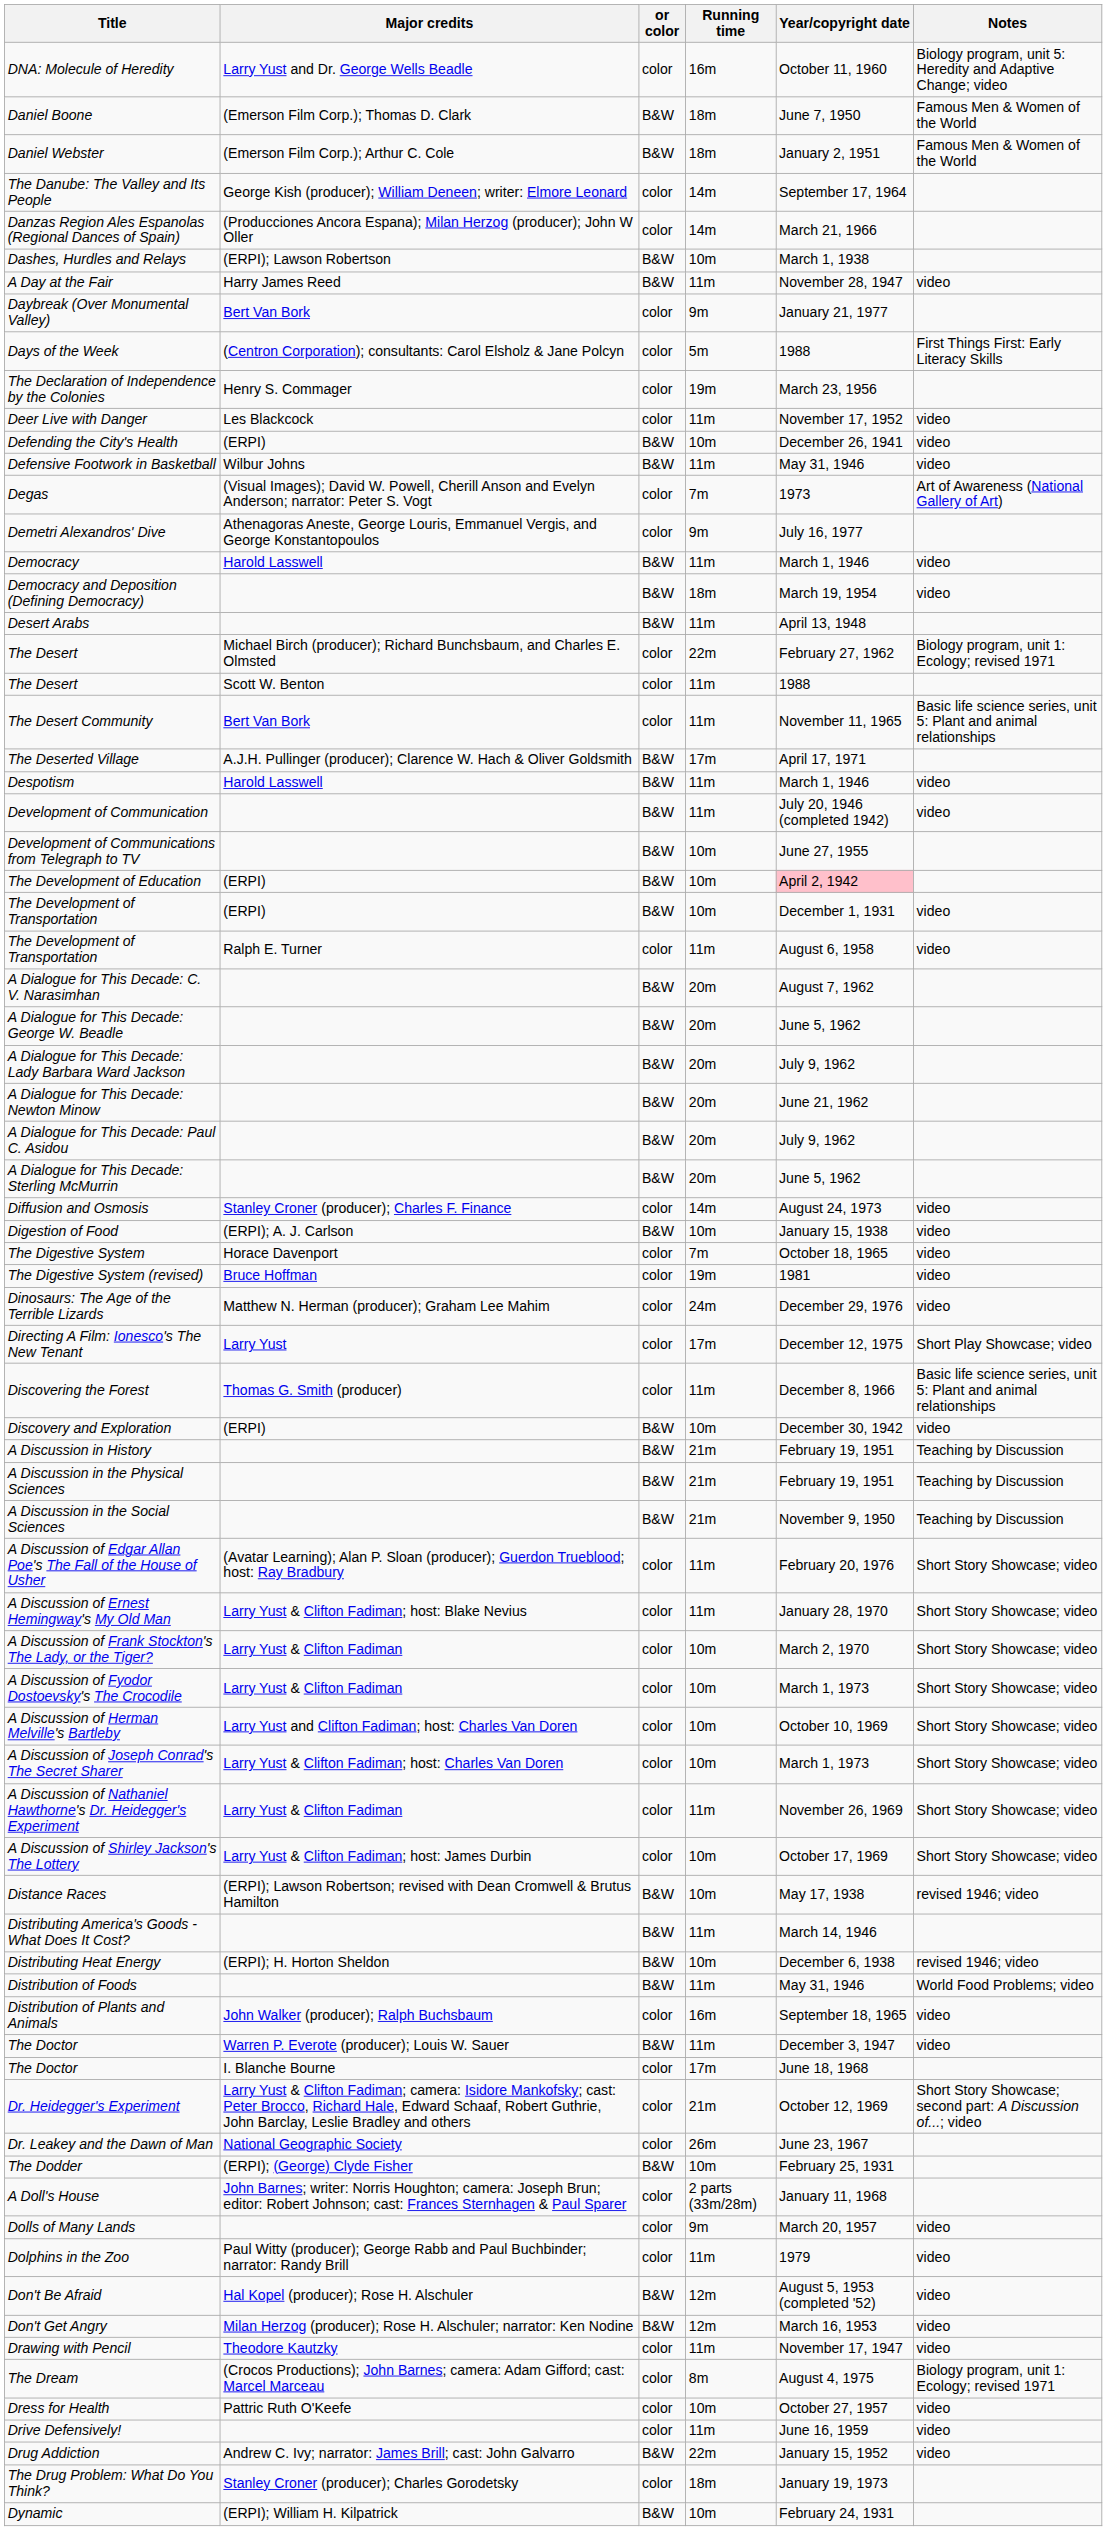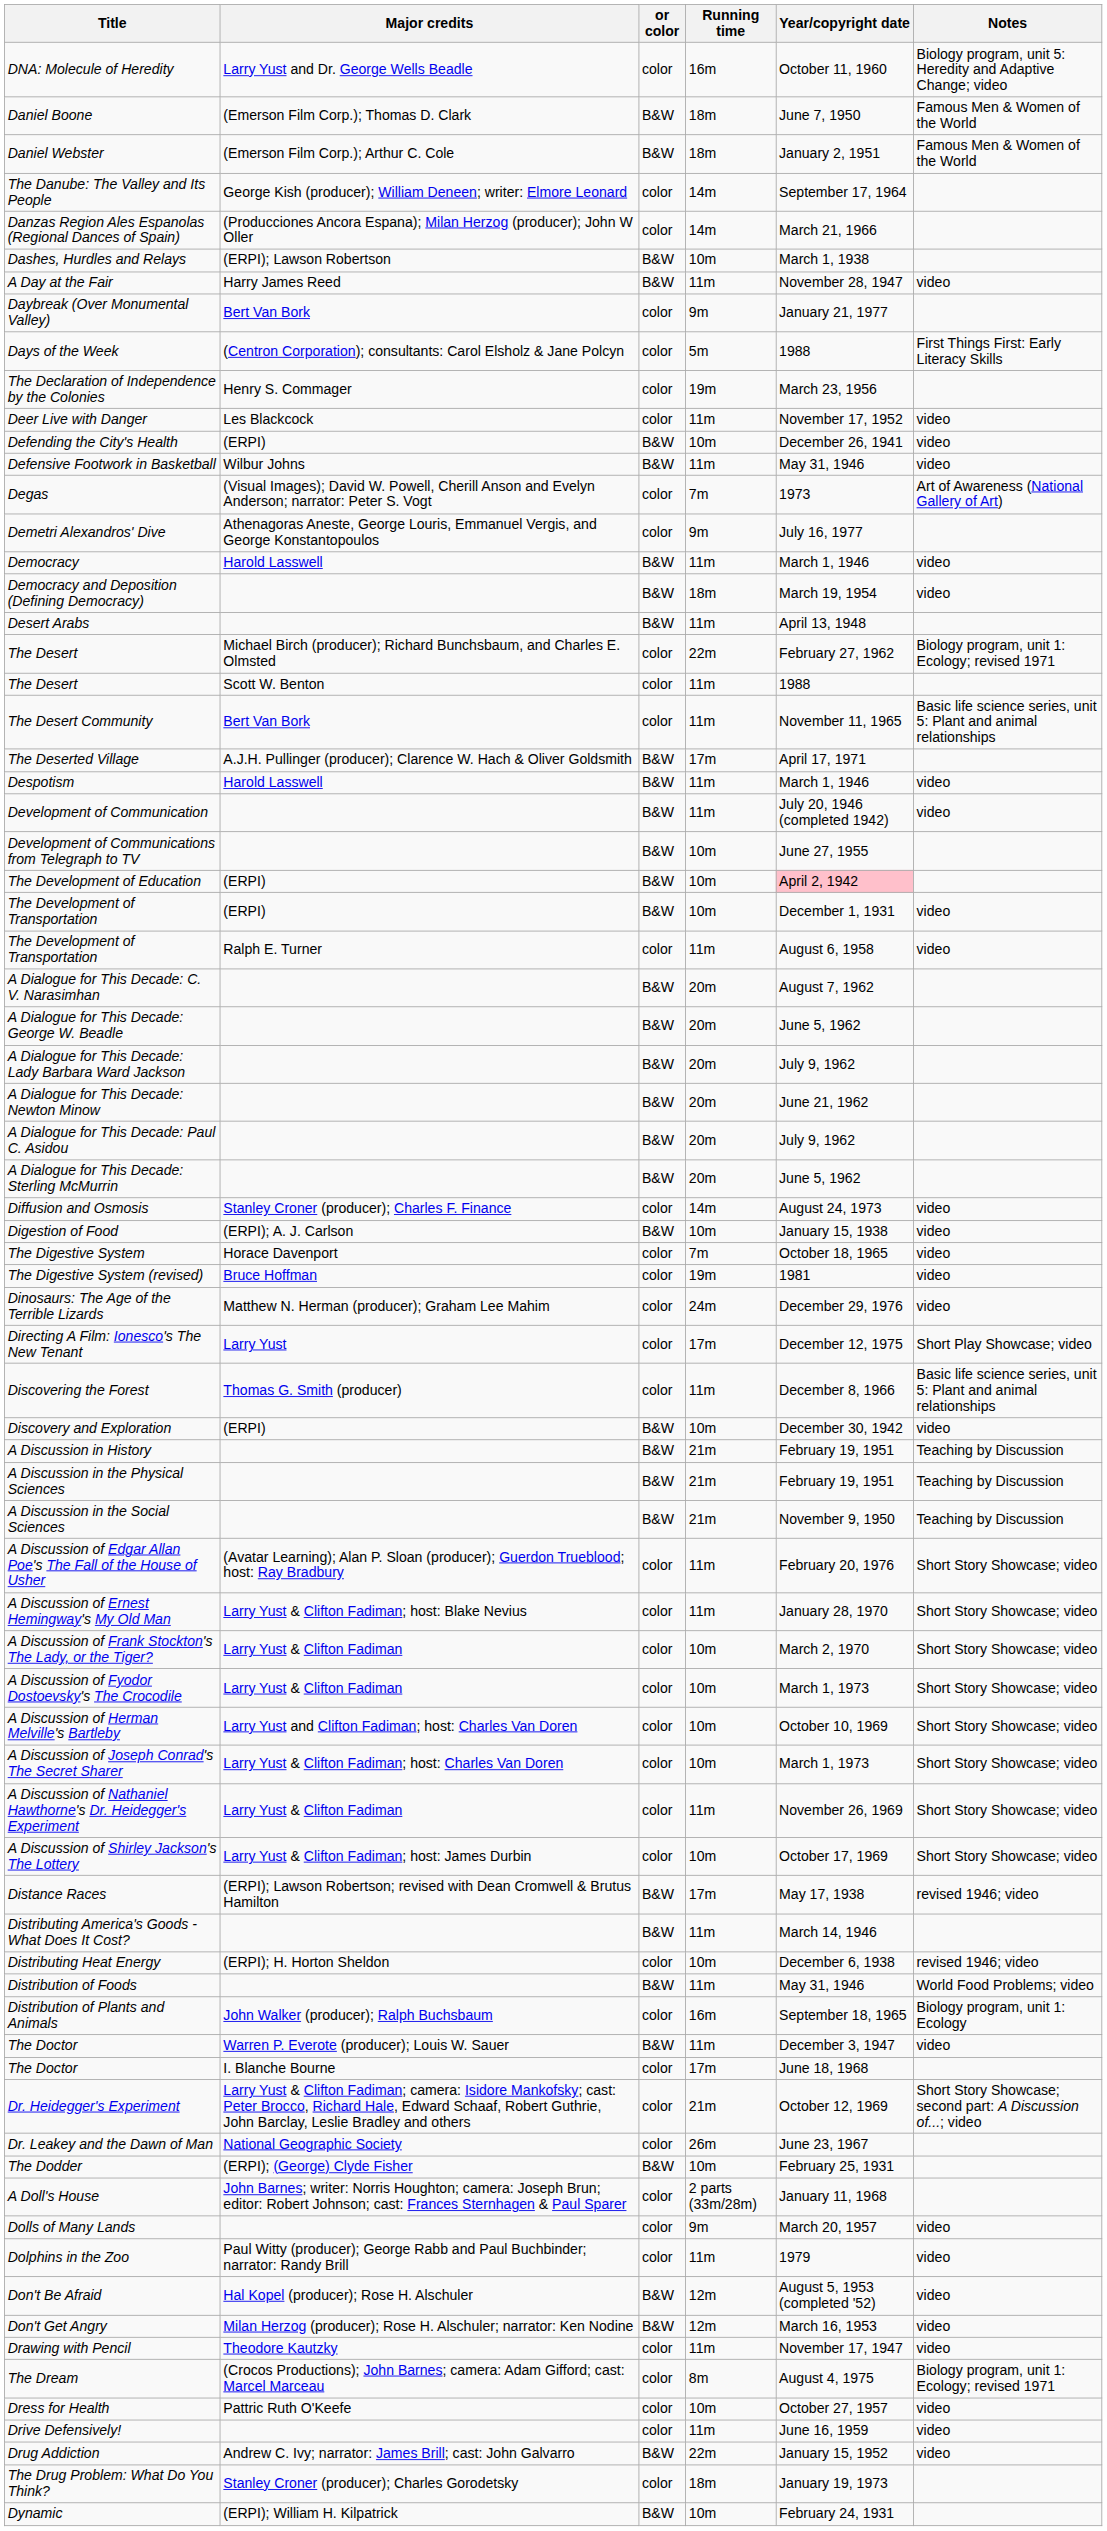(703, 1894) 10m -> (703, 1894) 17m
(658, 1963) B&W -> (657, 1963) color
(933, 2015) video -> (991, 2015) Biology program, unit 1: Ecology
